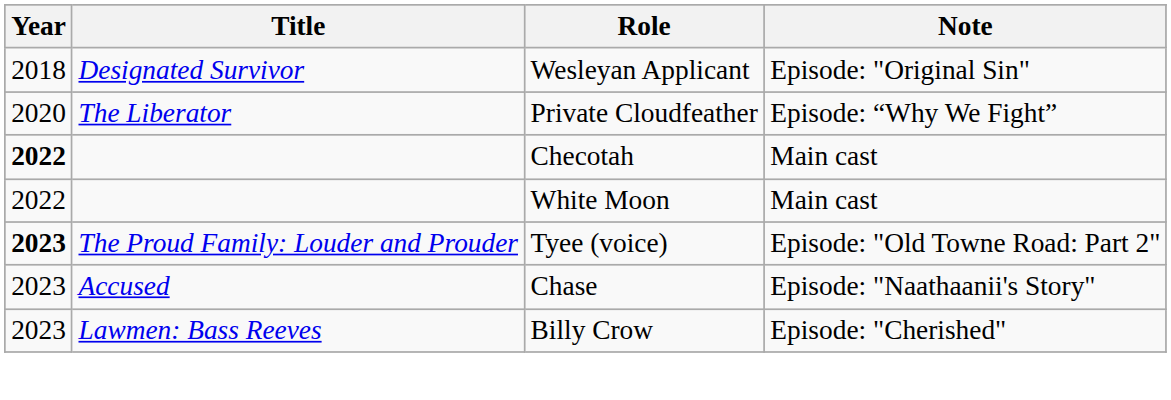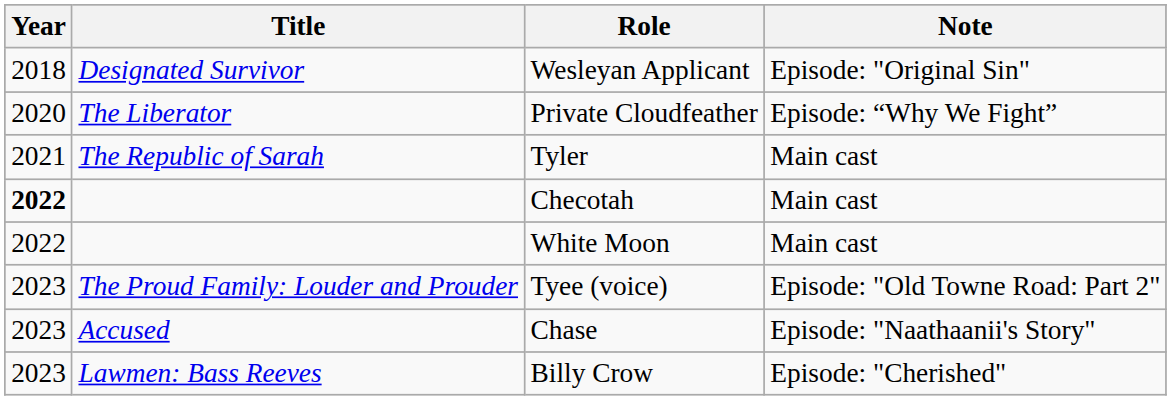+ row: (559, 156)
(39, 243) bold -> (39, 286) normal
